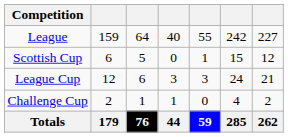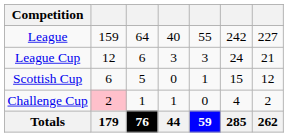rows swapped: (48, 57) <-> (48, 79)
(109, 100) no background -> (109, 100) pink background
